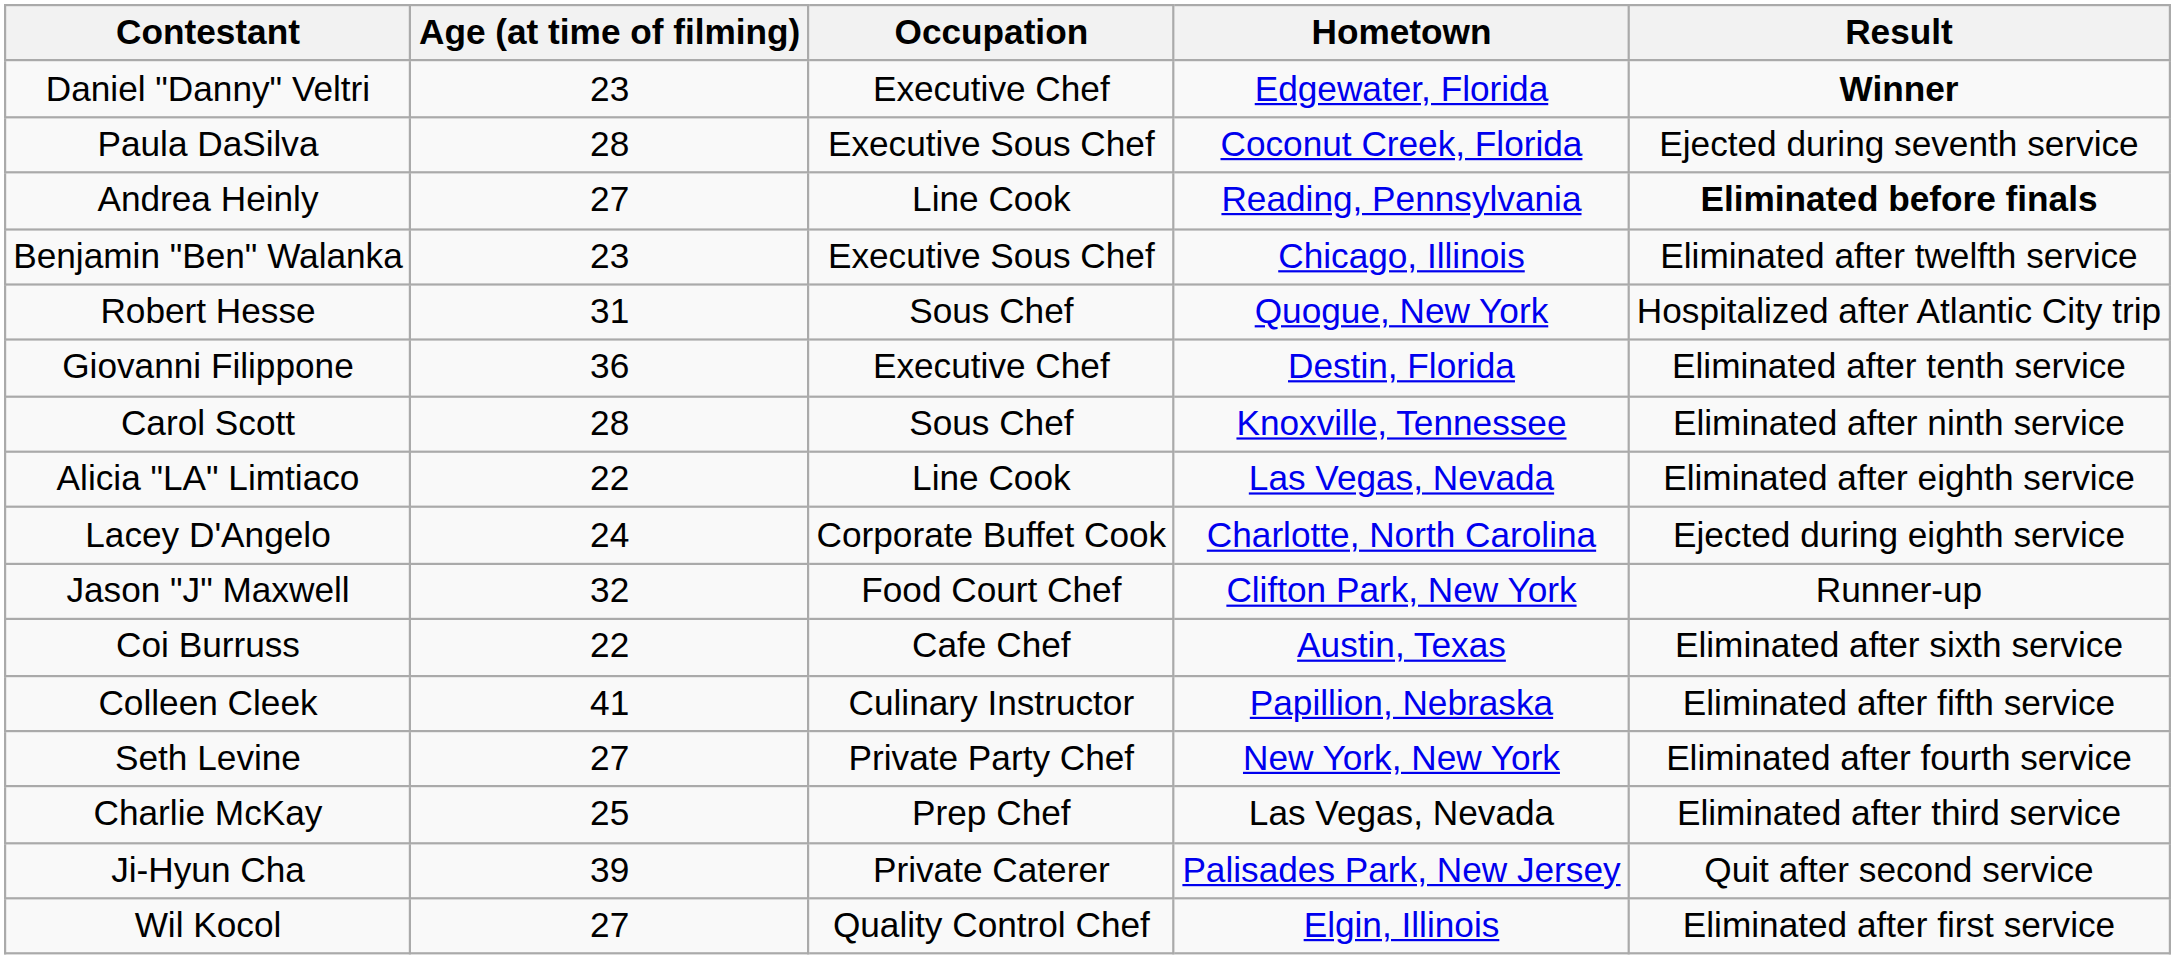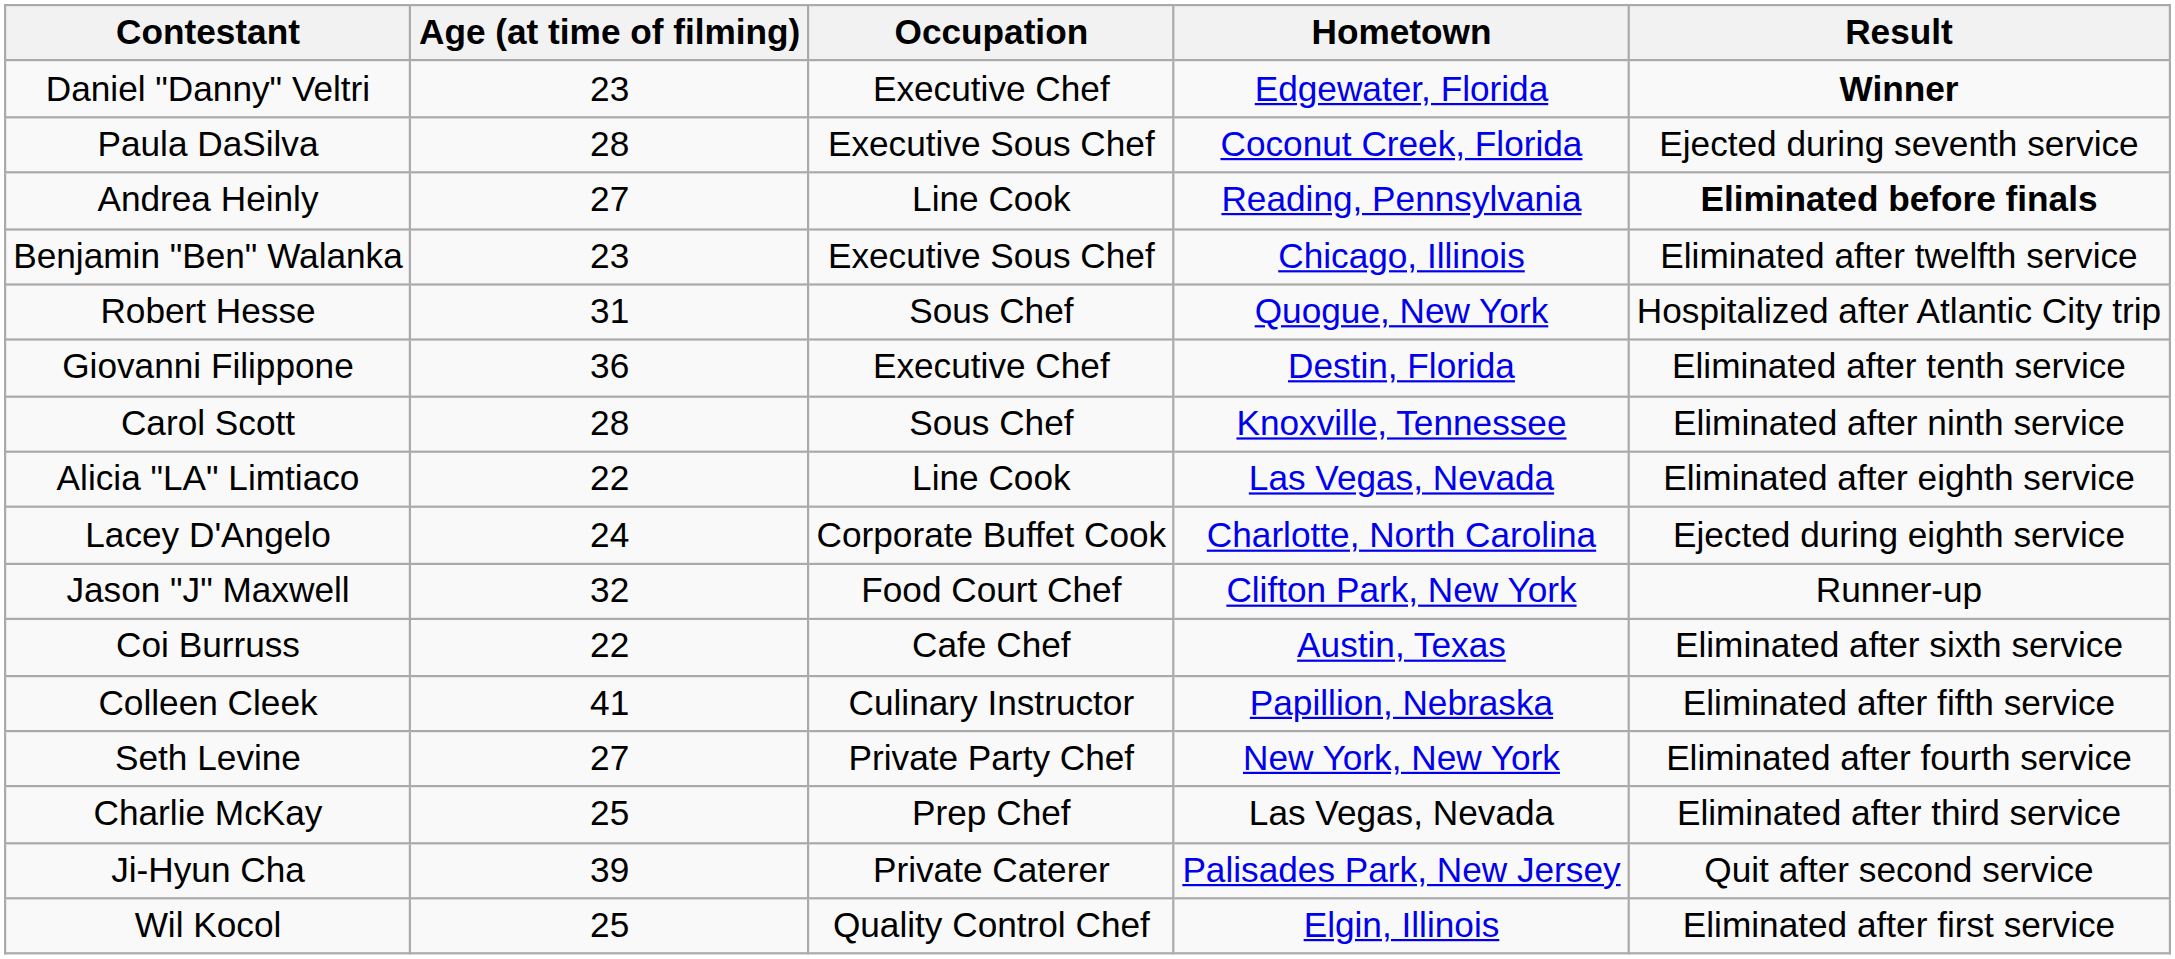(610, 925) 27 -> (610, 925) 25
